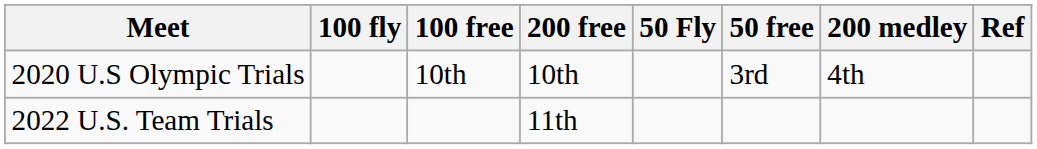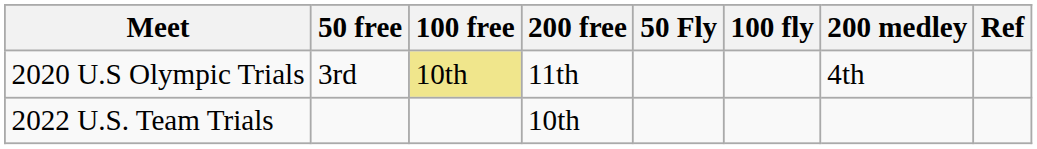columns swapped: (772, 27) <-> (360, 27)
(441, 73) no background -> (442, 73) khaki background
(553, 73) 10th -> (553, 73) 11th
(552, 119) 11th -> (554, 119) 10th
